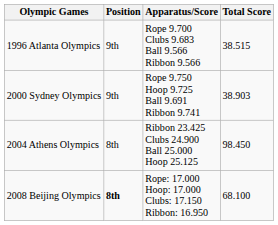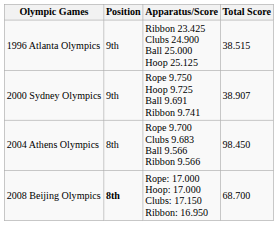(173, 45) Rope 9.700 Clubs 9.683 Ball 9.566 Ribbon 9.566 -> (175, 45) Ribbon 23.425 Clubs 24.900 Ball 25.000 Hoop 25.125
(236, 95) 38.903 -> (236, 95) 38.907
(175, 145) Ribbon 23.425 Clubs 24.900 Ball 25.000 Hoop 25.125 -> (173, 145) Rope 9.700 Clubs 9.683 Ball 9.566 Ribbon 9.566
(236, 195) 68.100 -> (236, 195) 68.700
